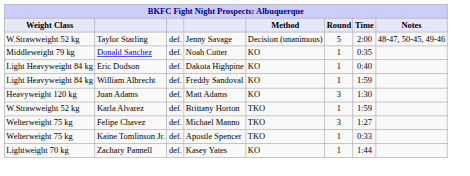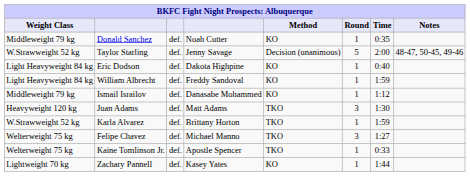rows swapped: (124, 53) <-> (122, 39)
+ row: (121, 94)
(254, 94) KO -> (274, 108) TKO
